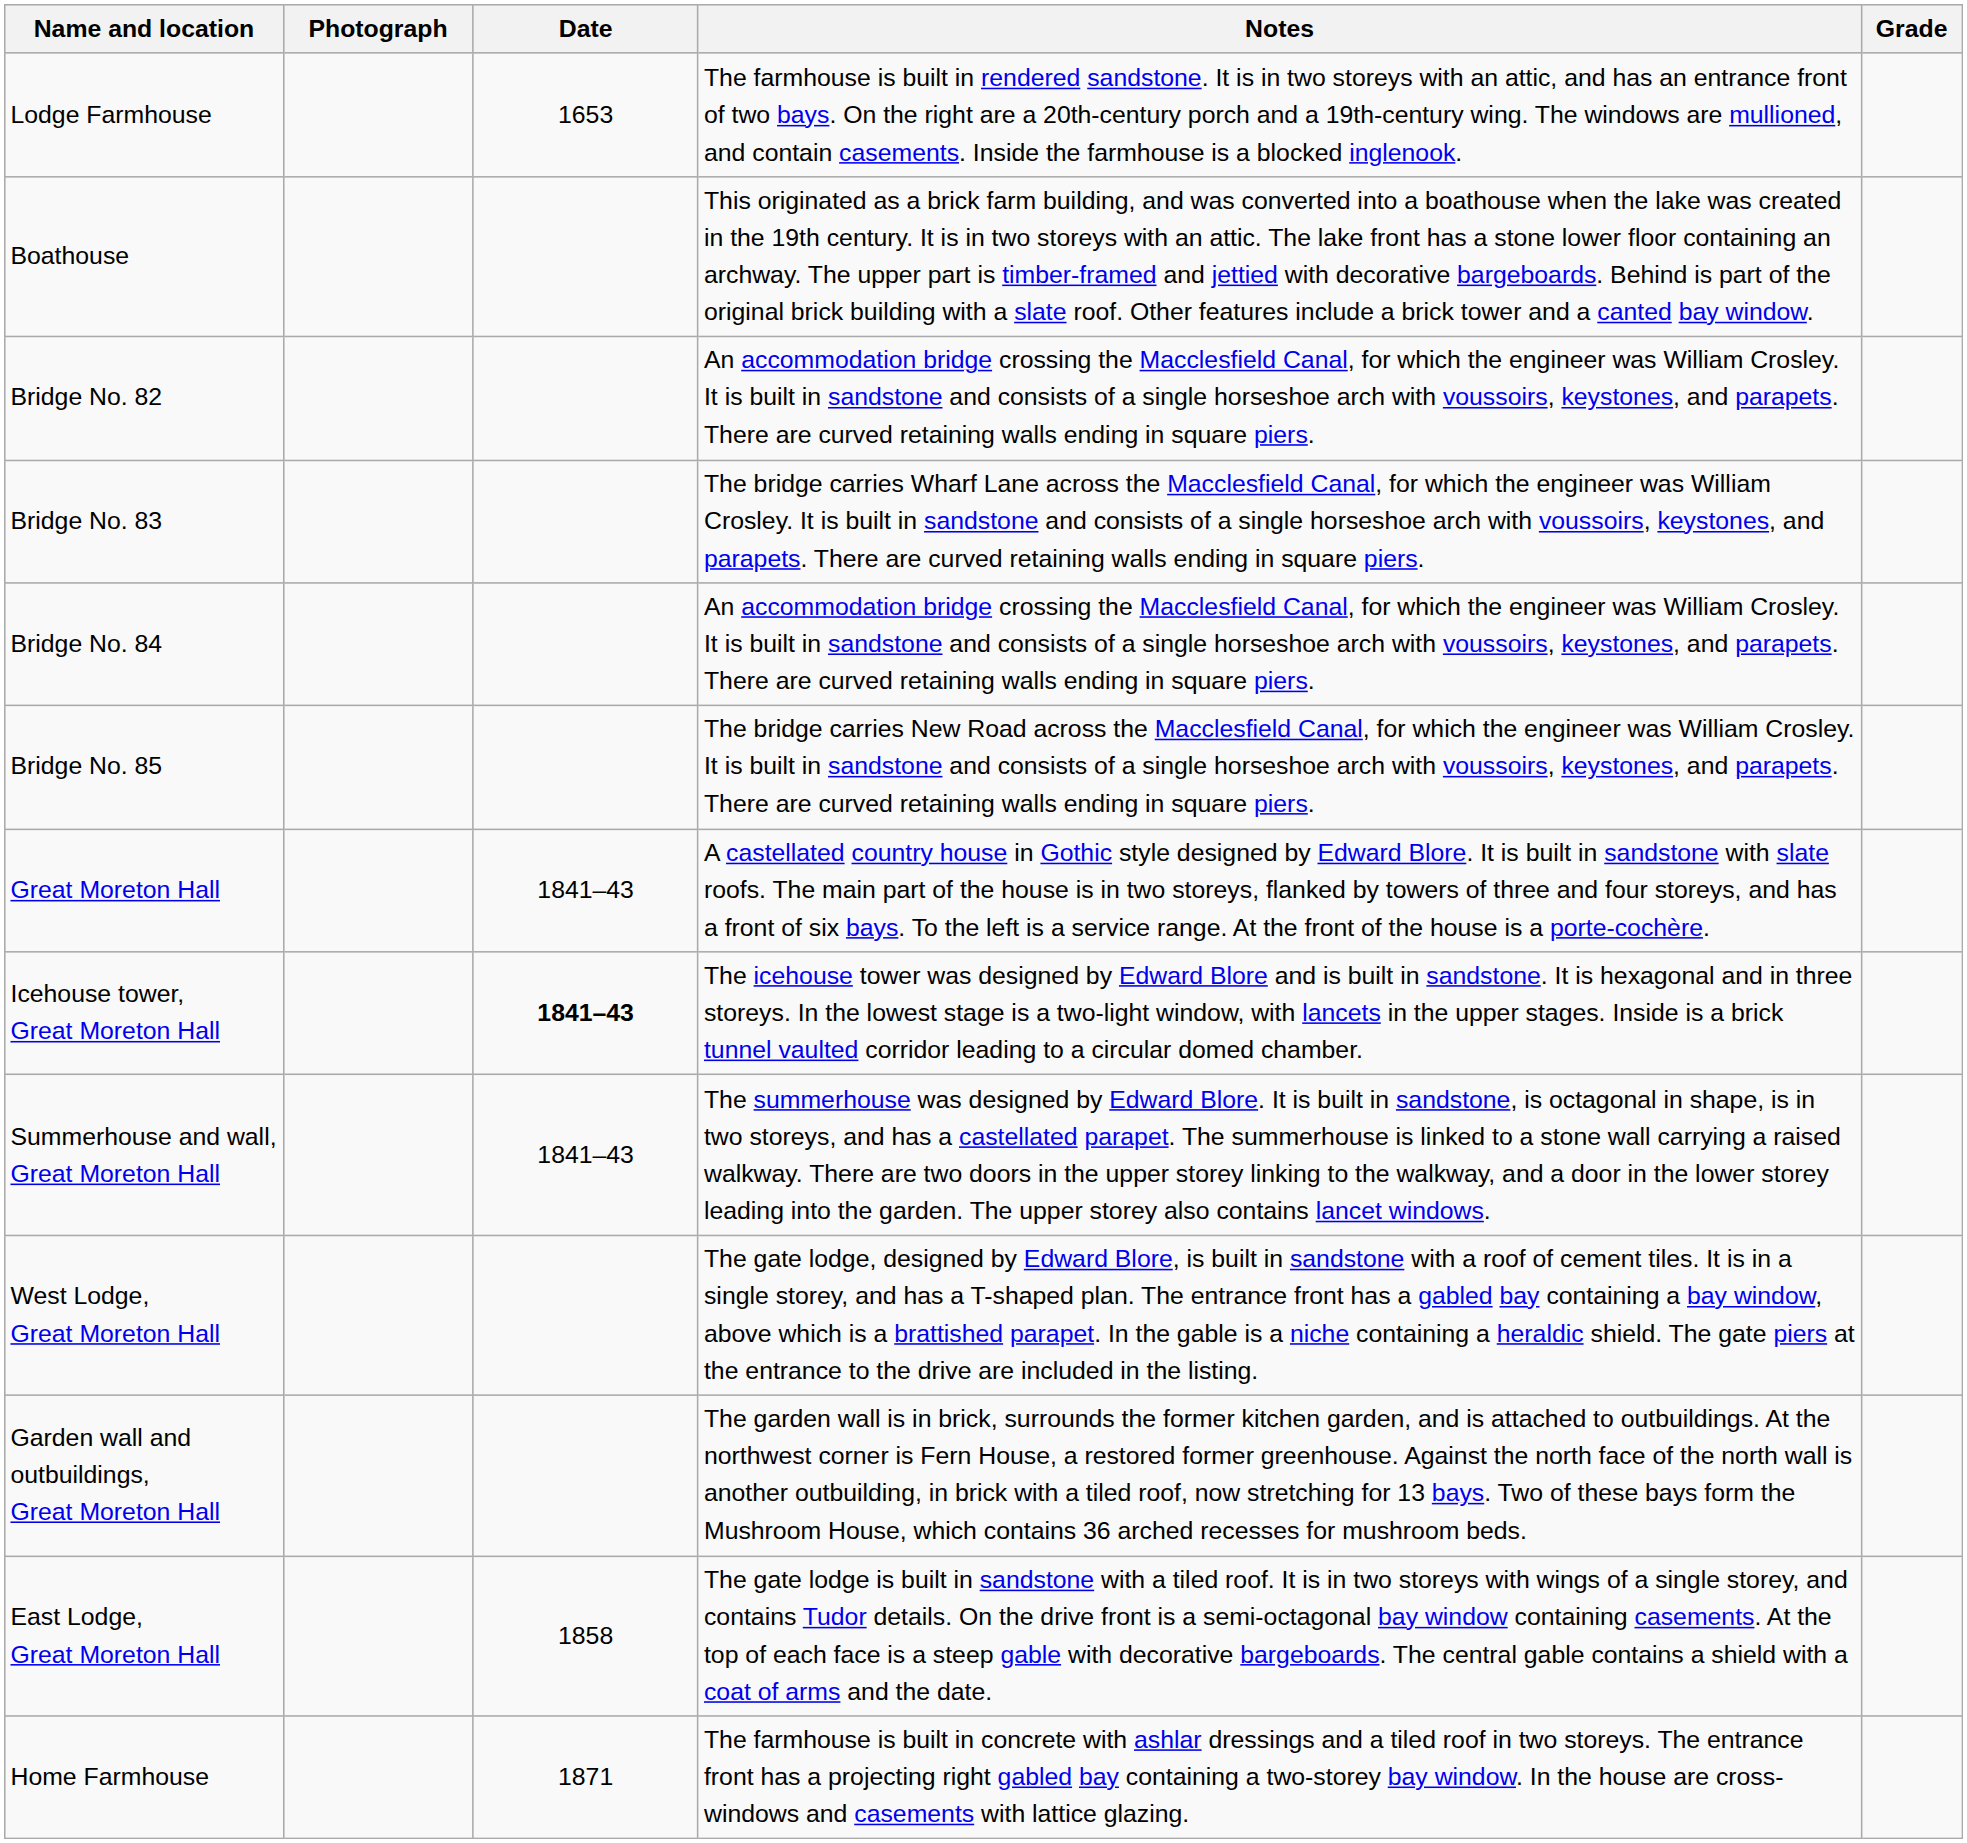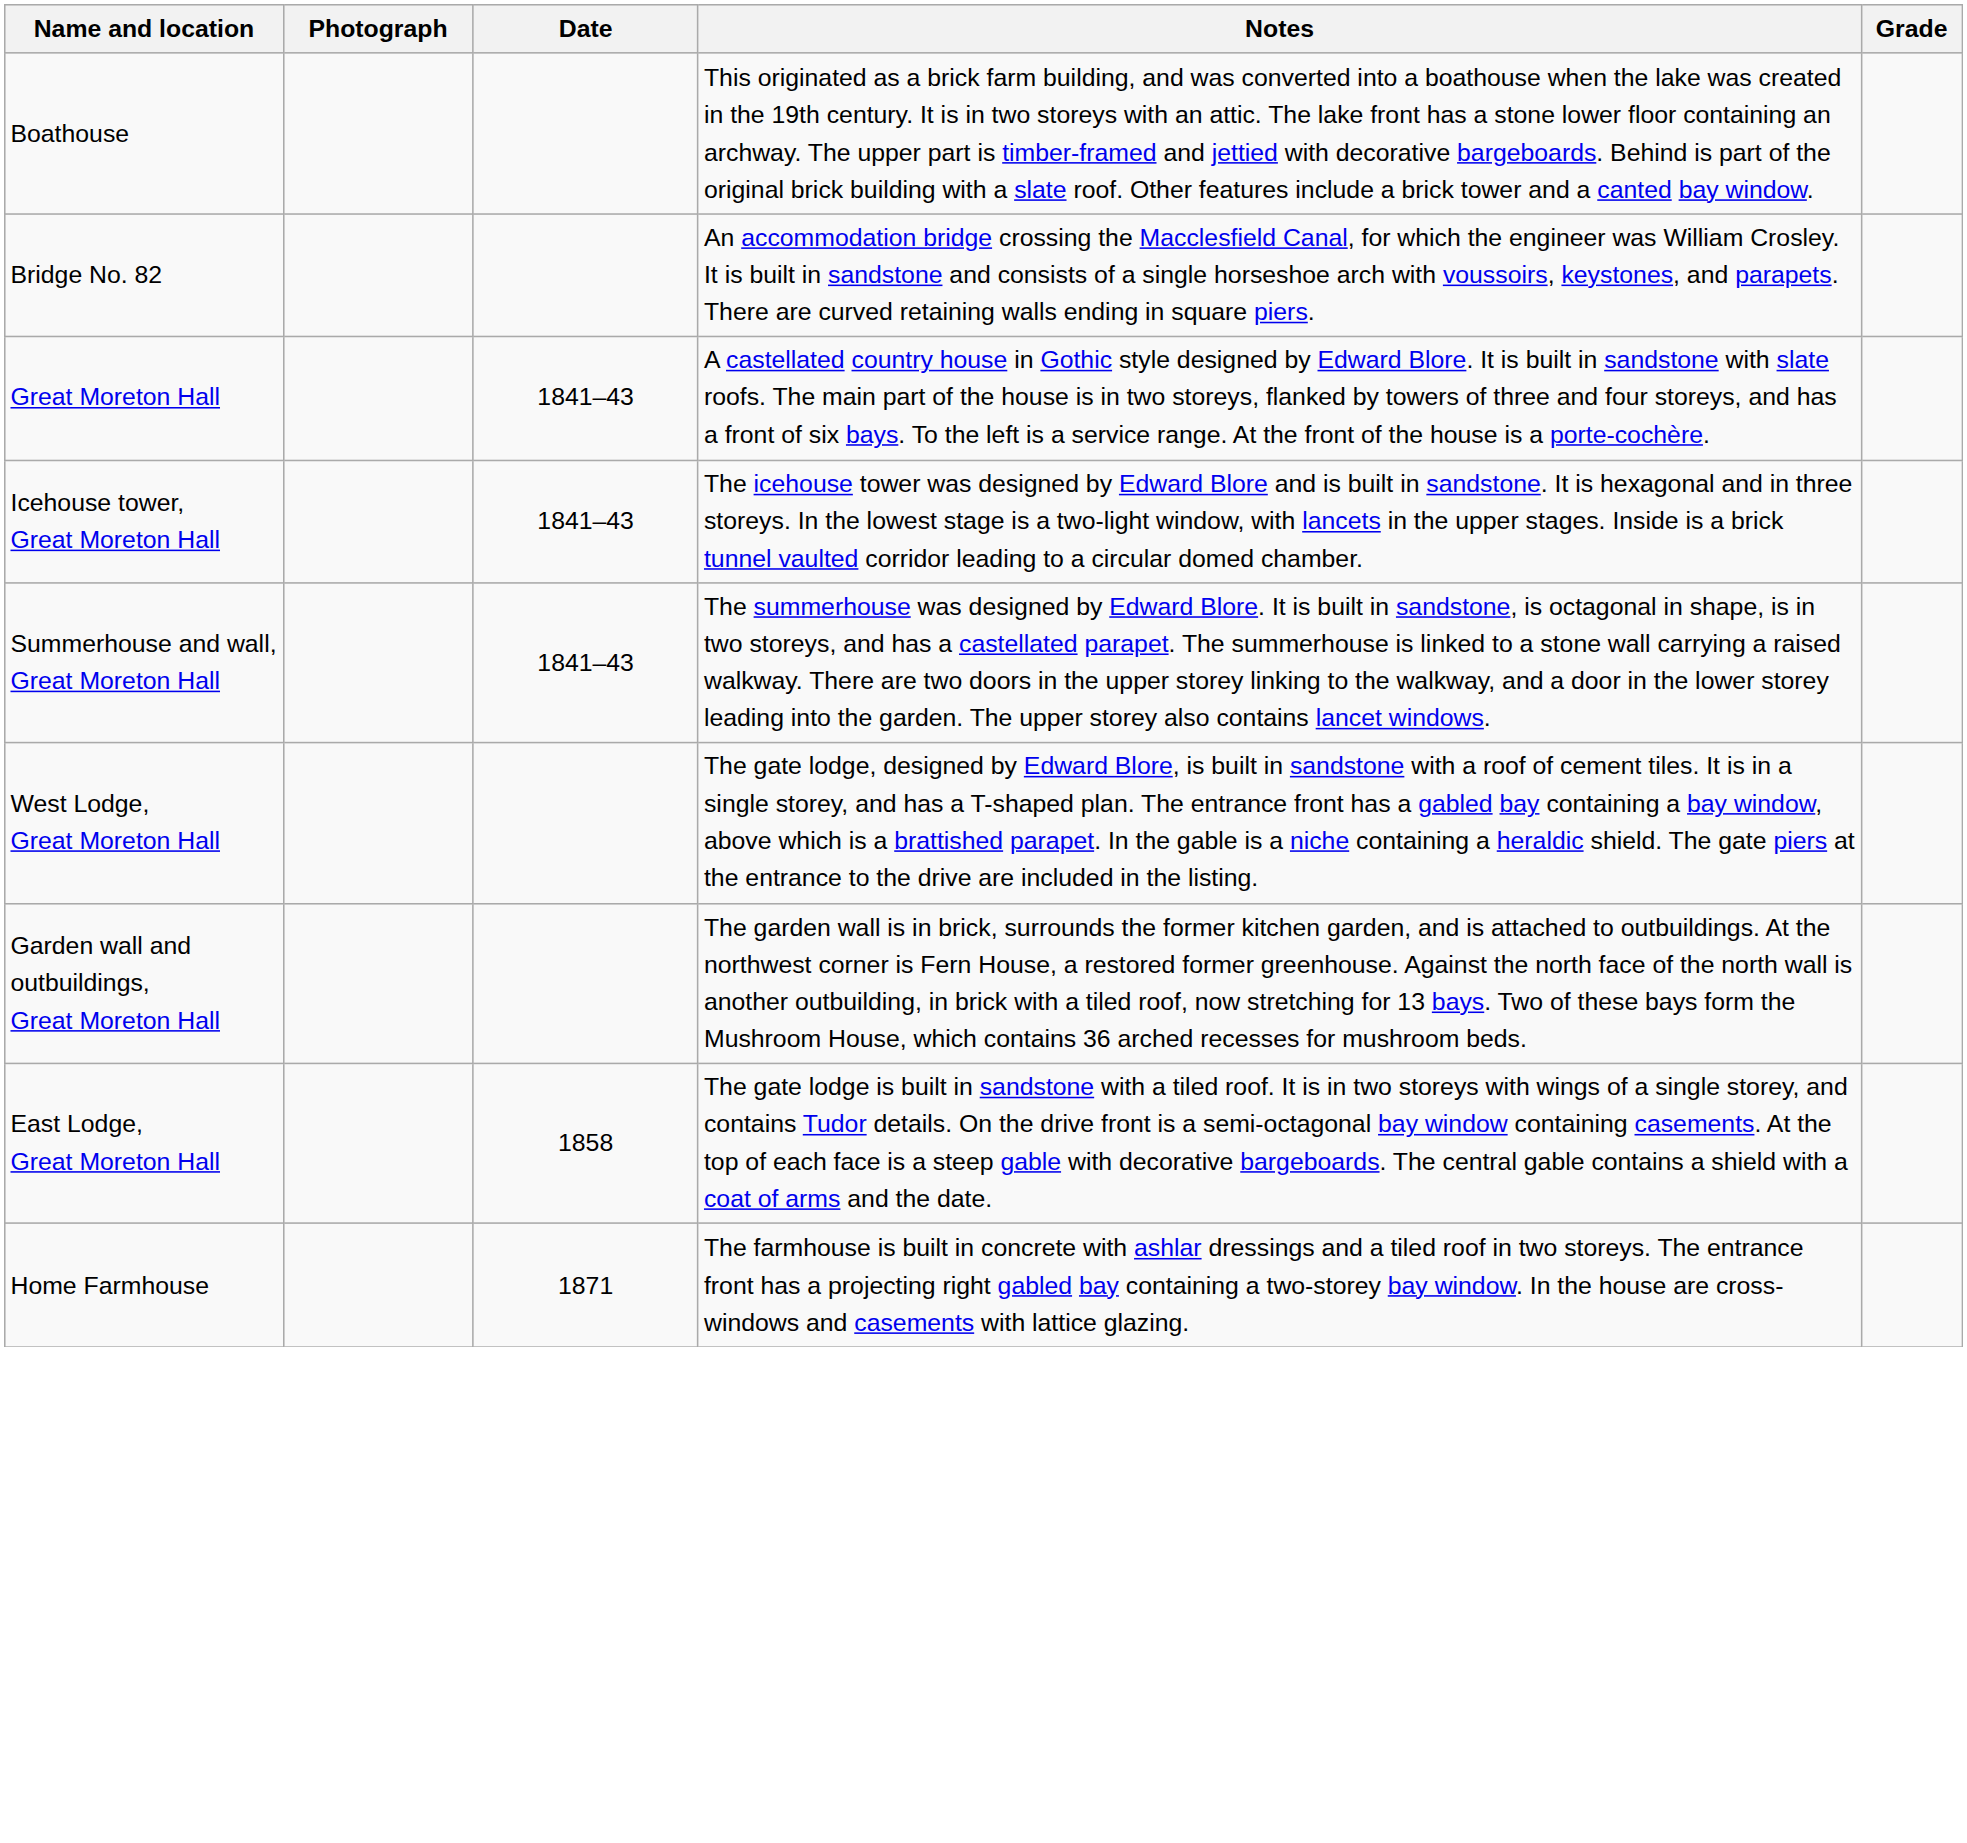- row: (111, 114)
- row: (86, 520)
- row: (86, 643)
- row: (86, 767)
(586, 1013) bold -> (586, 520) normal
